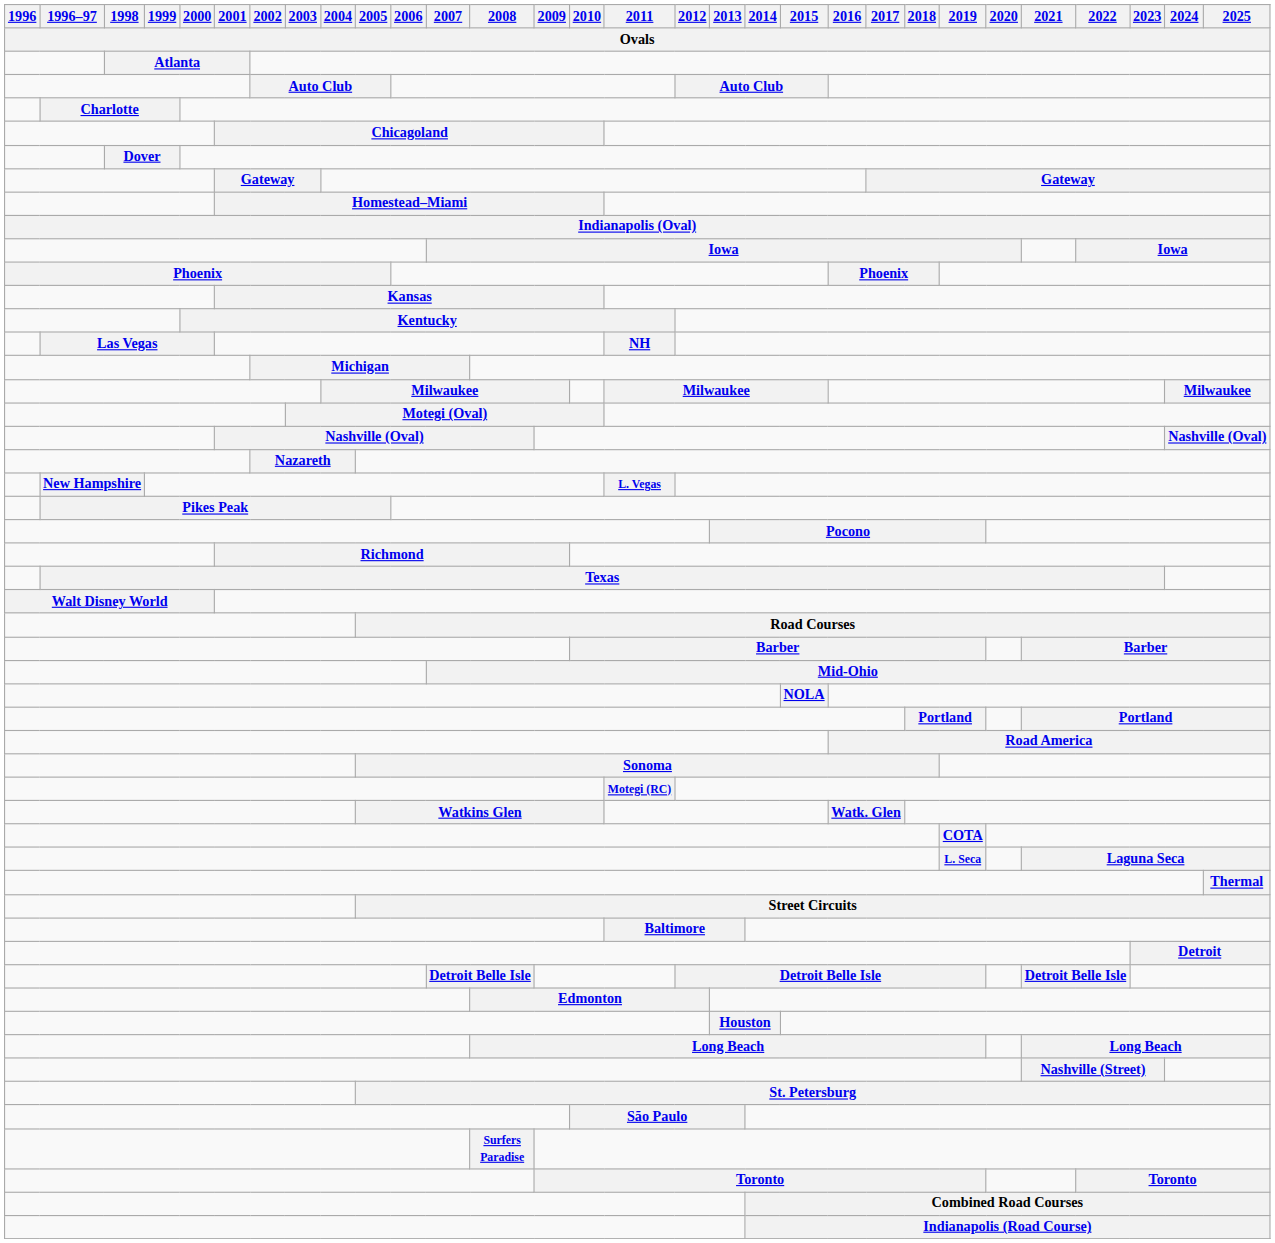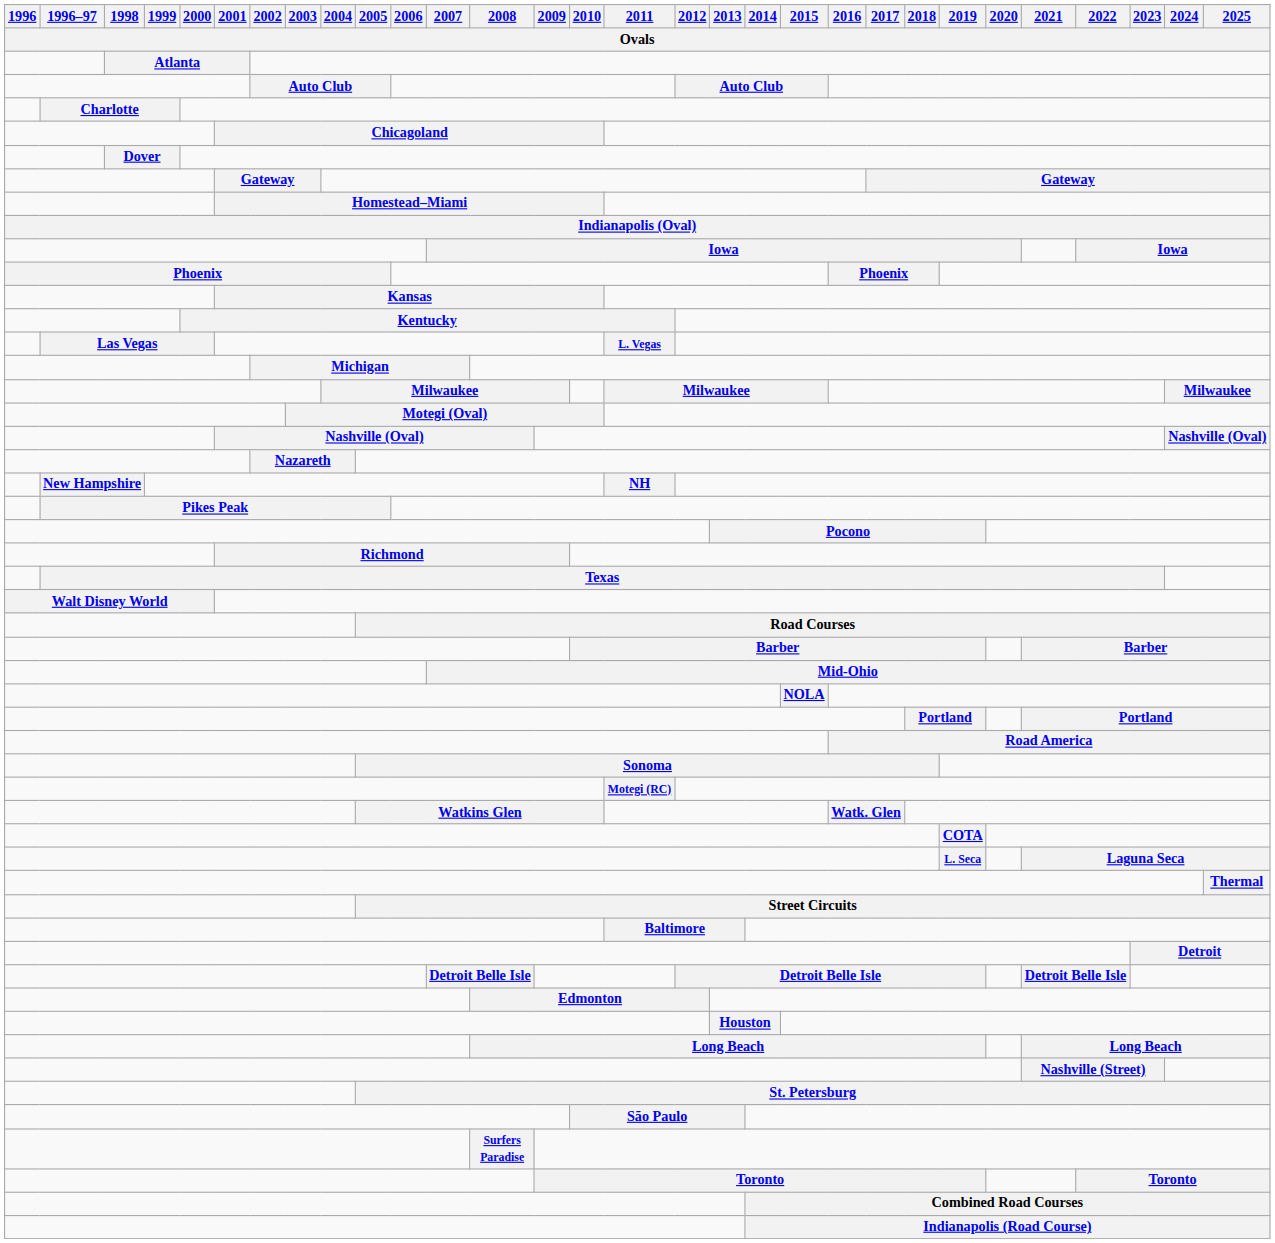(640, 343) NH -> (640, 344) L. Vegas
(640, 484) L. Vegas -> (640, 484) NH
